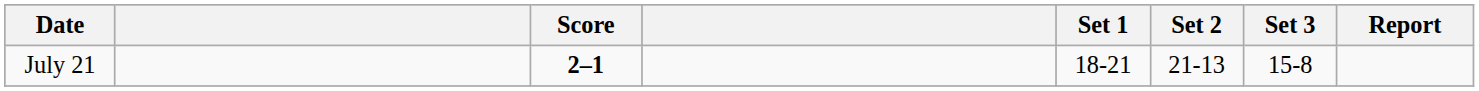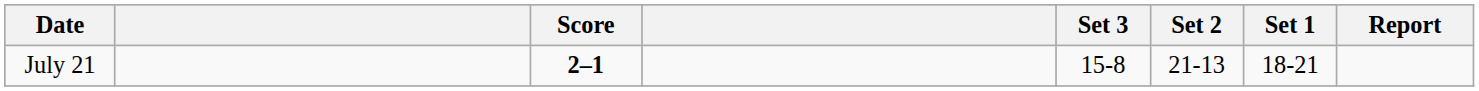columns swapped: (1103, 24) <-> (1290, 24)
